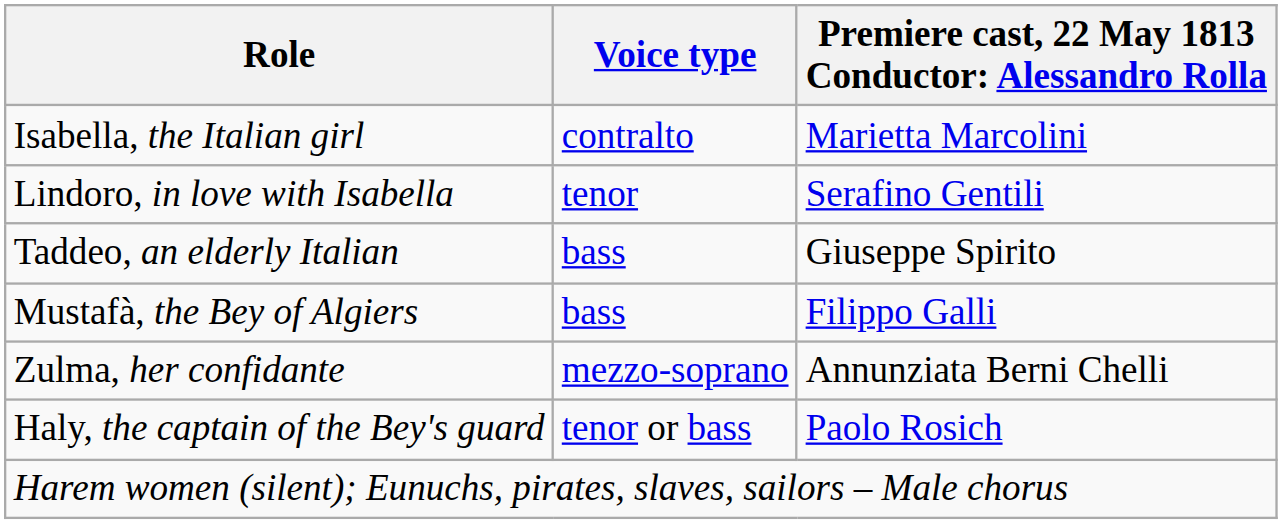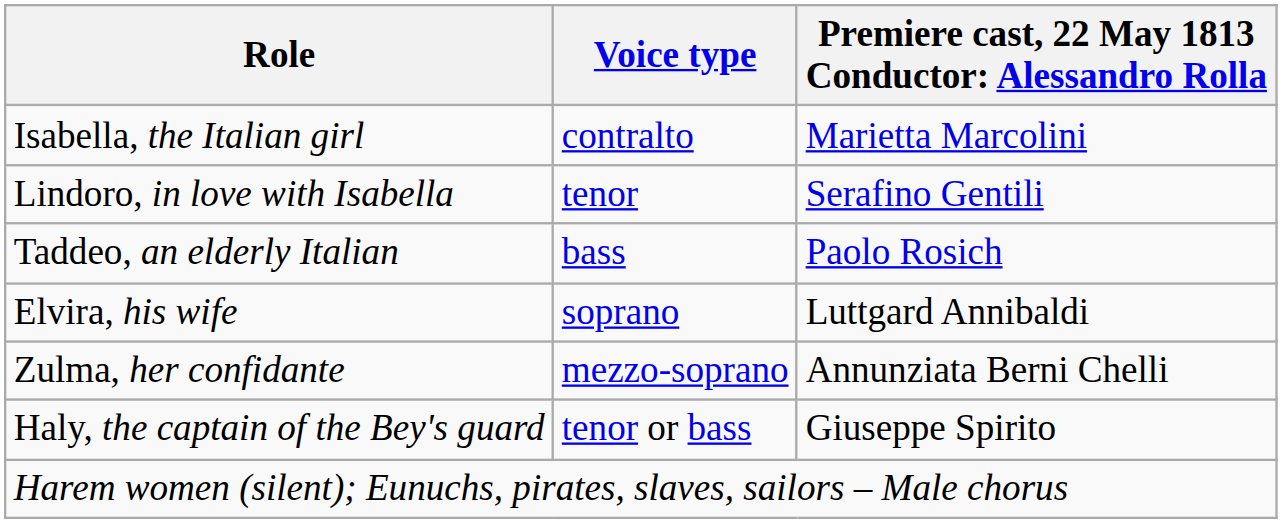(931, 252) Giuseppe Spirito -> (904, 252) Paolo Rosich
- row: (216, 311)
+ row: (126, 311)
(904, 428) Paolo Rosich -> (931, 428) Giuseppe Spirito
